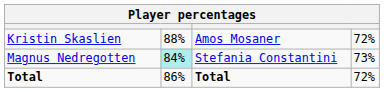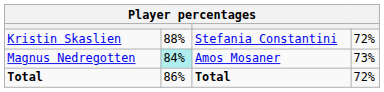(238, 39) Amos Mosaner -> (266, 39) Stefania Constantini
(266, 58) Stefania Constantini -> (238, 58) Amos Mosaner
